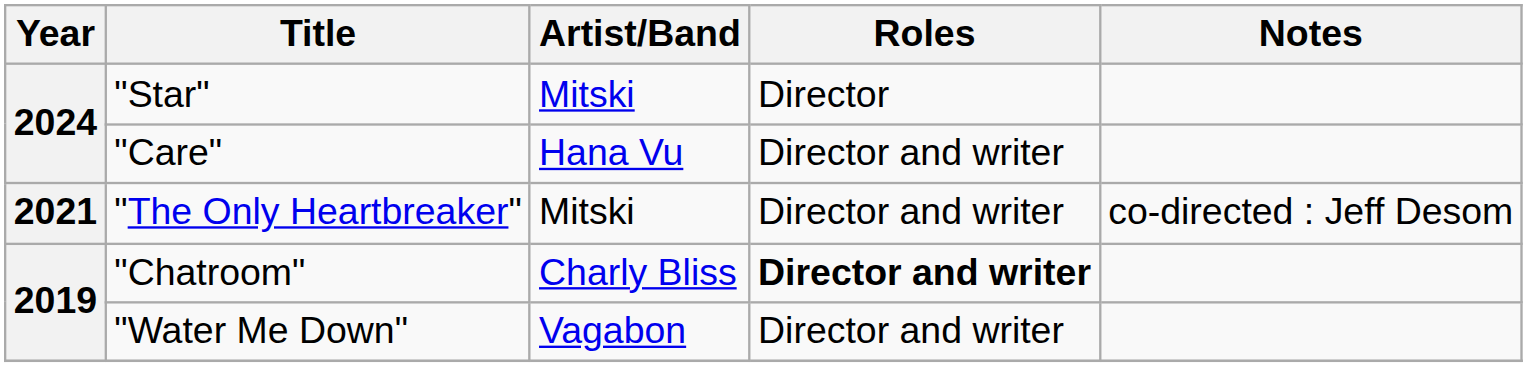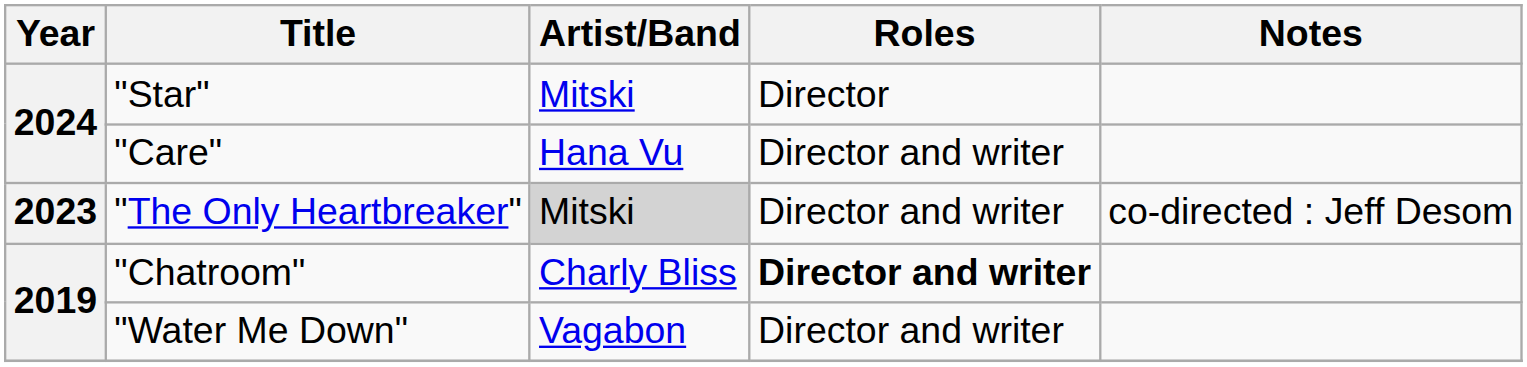(55, 212) 2021 -> (55, 212) 2023
(587, 212) no background -> (587, 212) lightgrey background
